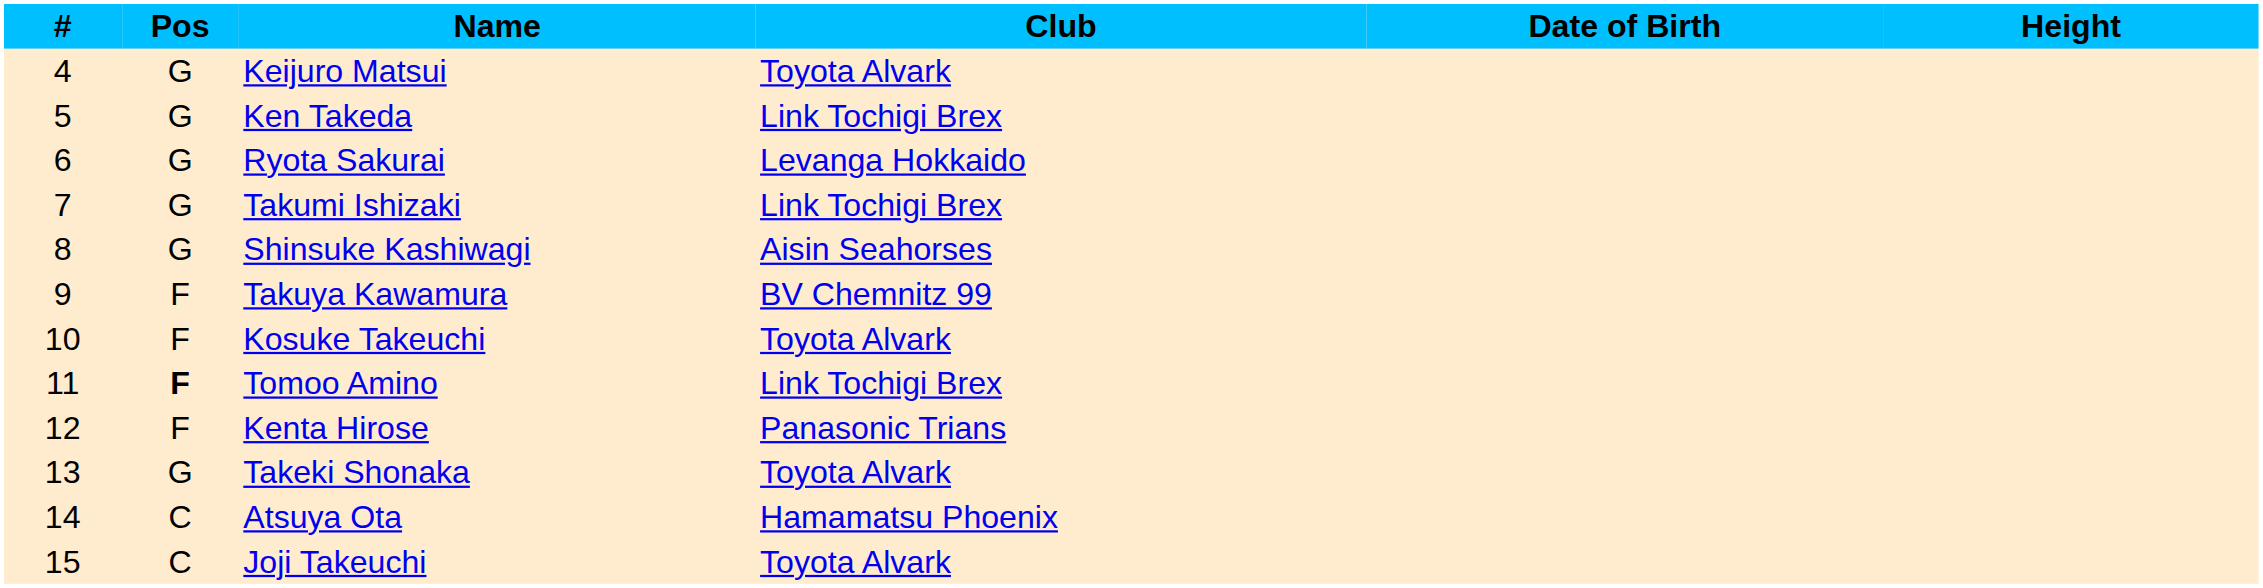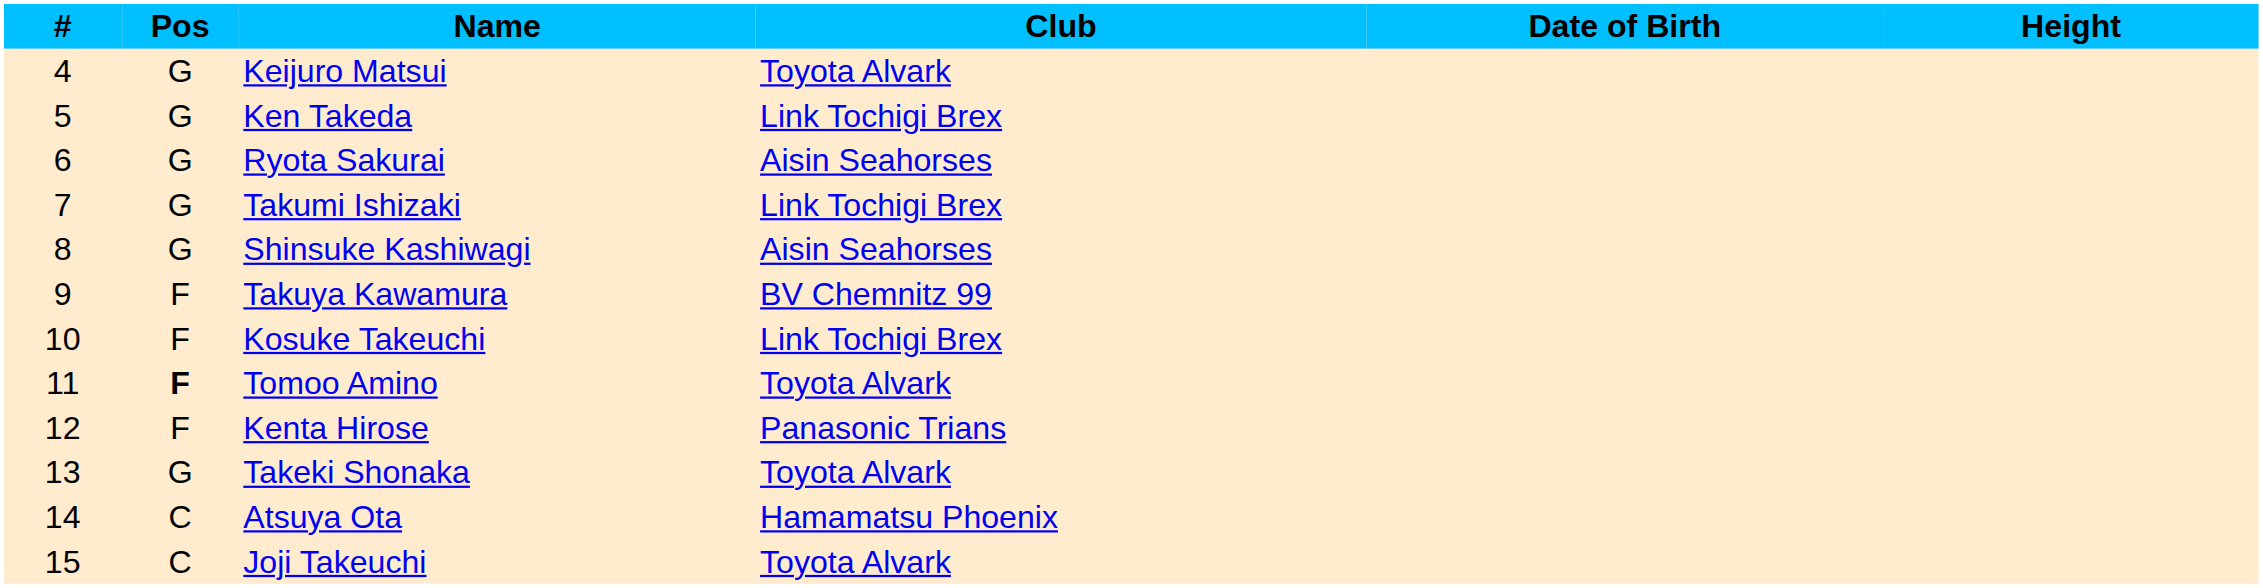(893, 160) Levanga Hokkaido -> (876, 160) Aisin Seahorses
(856, 339) Toyota Alvark -> (881, 339) Link Tochigi Brex
(881, 383) Link Tochigi Brex -> (856, 383) Toyota Alvark
